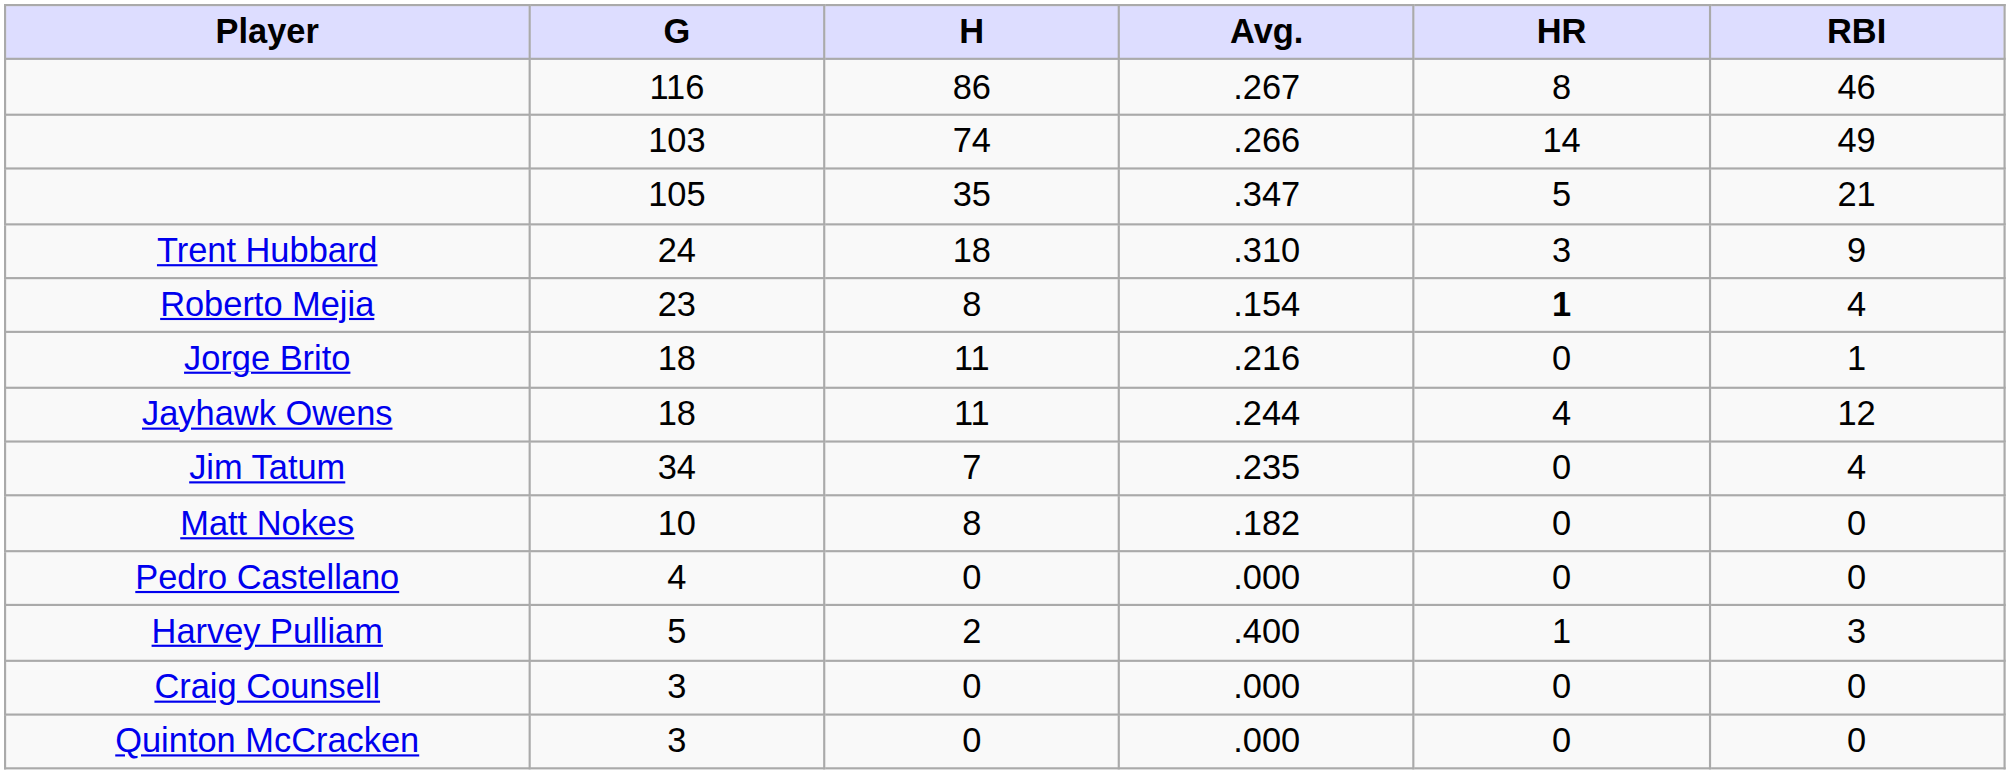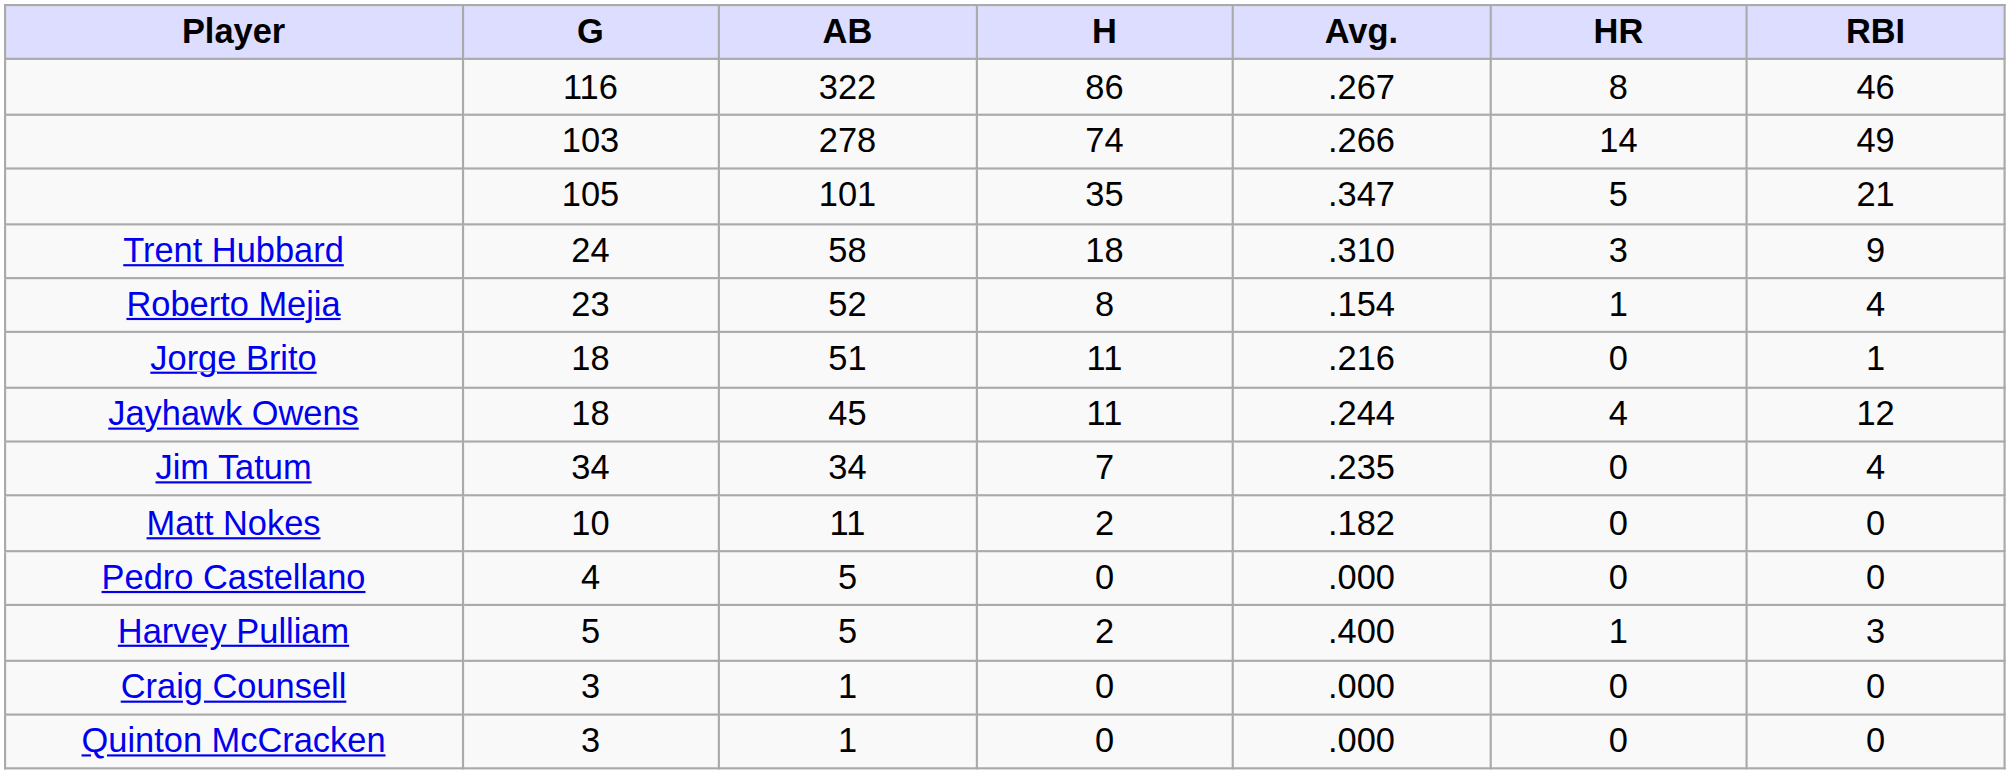+ column: (847, 31)
(1562, 304) bold -> (1618, 304) normal
(972, 522) 8 -> (1104, 522) 2
